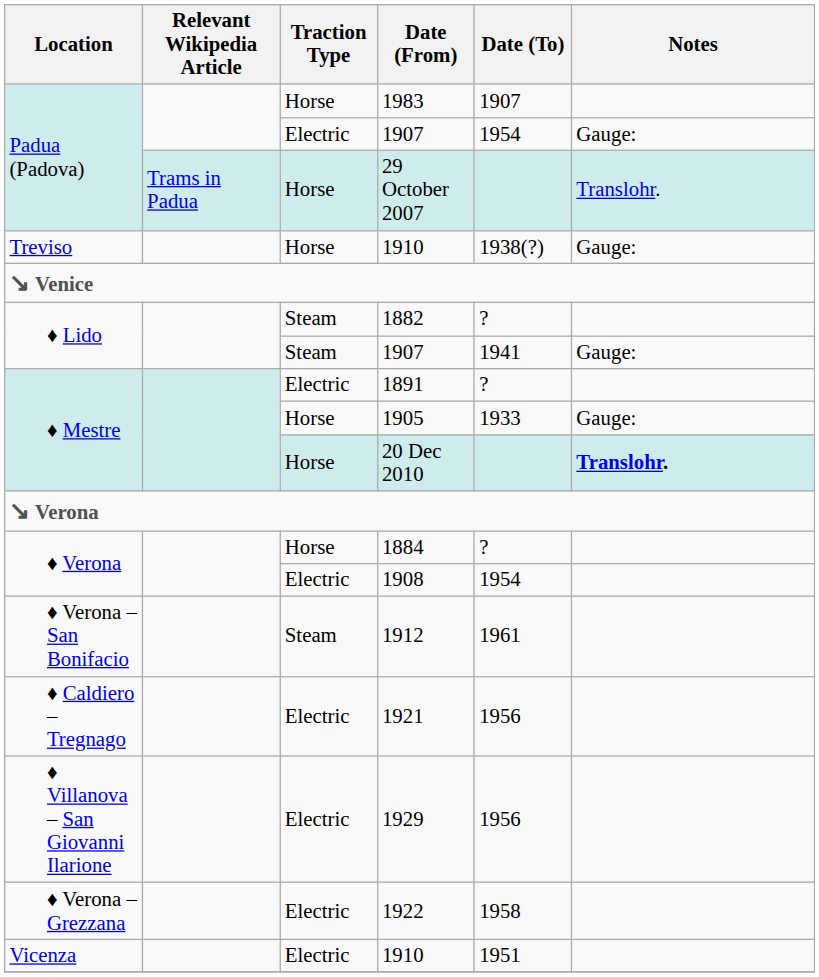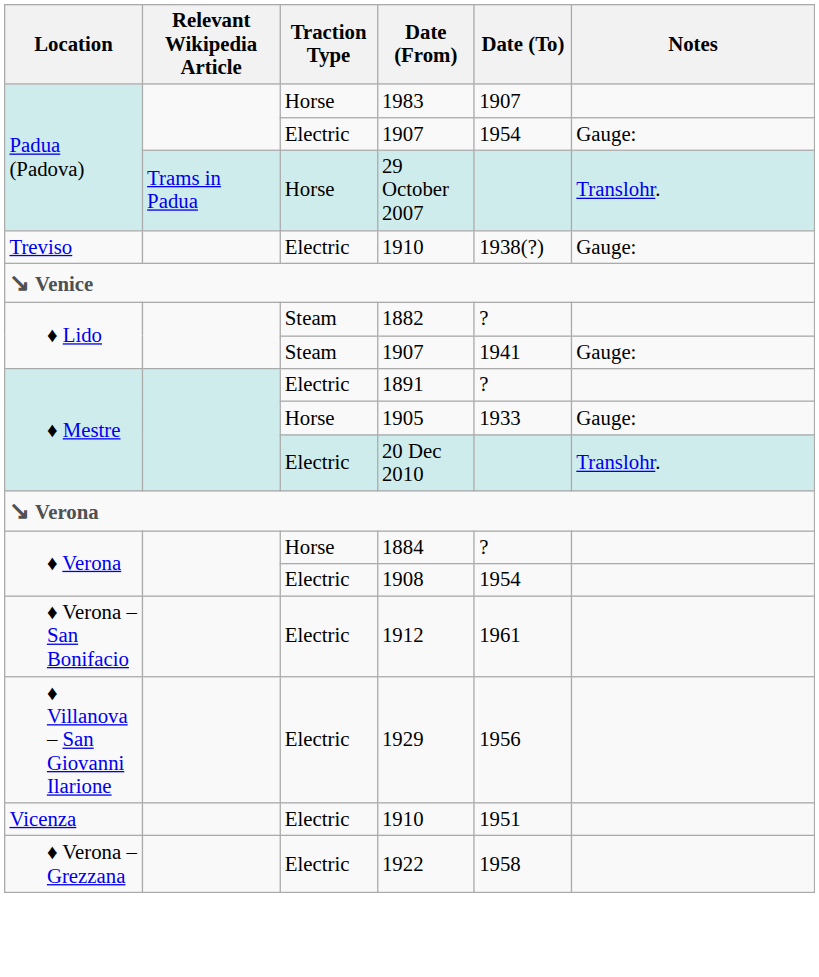(310, 246) Horse -> (317, 246) Electric
(310, 462) Horse -> (317, 462) Electric
(622, 462) bold -> (618, 462) normal
(311, 636) Steam -> (317, 636) Electric
- row: (91, 716)
rows swapped: (92, 910) <-> (43, 955)
